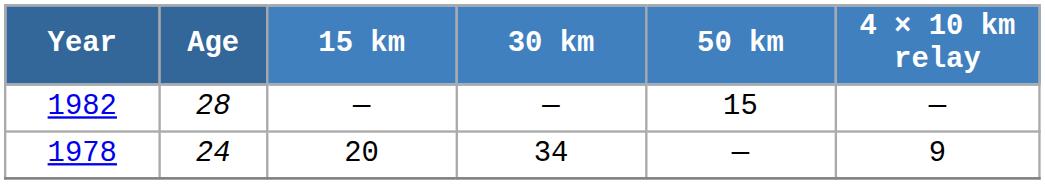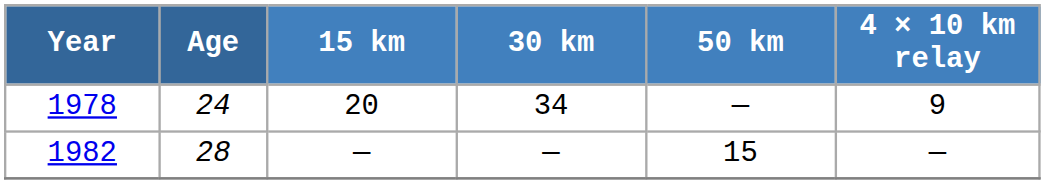rows swapped: (82, 155) <-> (82, 108)
